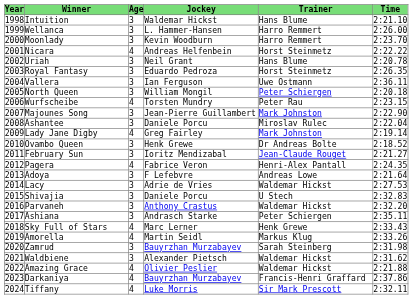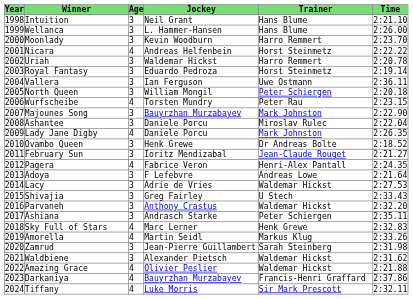(181, 20) Waldemar Hickst -> (169, 20) Neil Grant
(290, 30) Harro Remmert -> (283, 30) Hans Blume
(169, 61) Neil Grant -> (181, 61) Waldemar Hickst
(283, 61) Hans Blume -> (290, 61) Harro Remmert
(390, 72) 2:26.35 -> (390, 72) 2:19.14
(200, 113) Jean-Pierre Guillambert -> (193, 113) Bauyrzhan Murzabayev
(173, 134) Greg Fairley -> (176, 134) Daniele Porcu
(390, 134) 2:19.14 -> (390, 134) 2:26.35
(176, 196) Daniele Porcu -> (173, 196) Greg Fairley
(390, 196) 2:32.83 -> (390, 196) 2:33.43
(390, 227) 2:33.43 -> (390, 227) 2:32.83
(193, 248) Bauyrzhan Murzabayev -> (200, 248) Jean-Pierre Guillambert
